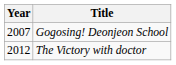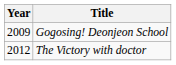(19, 32) 2007 -> (19, 32) 2009
